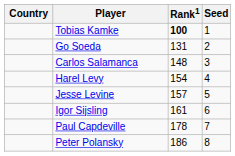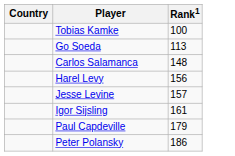- column: (216, 13)
(179, 31) bold -> (179, 31) normal
(179, 47) 131 -> (178, 47) 113
(179, 79) 154 -> (179, 79) 156
(179, 127) 178 -> (179, 127) 179
